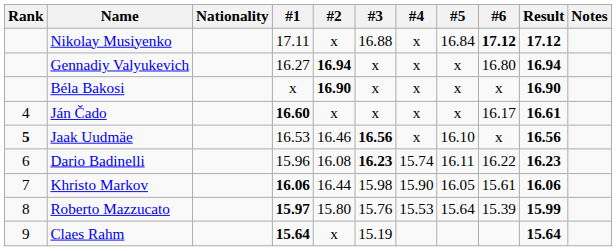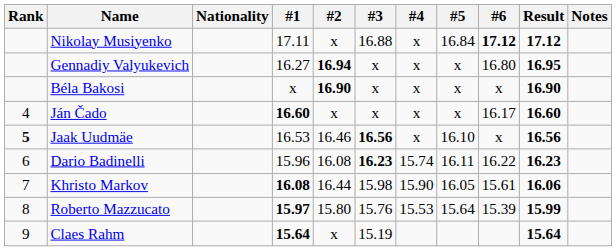(544, 64) 16.94 -> (544, 64) 16.95
(544, 112) 16.61 -> (544, 112) 16.60
(293, 185) 16.06 -> (293, 185) 16.08
